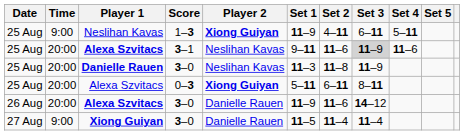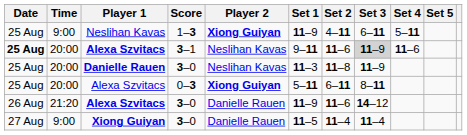(25, 50) normal -> (26, 50) bold
(62, 104) 20:00 -> (64, 104) 21:20
